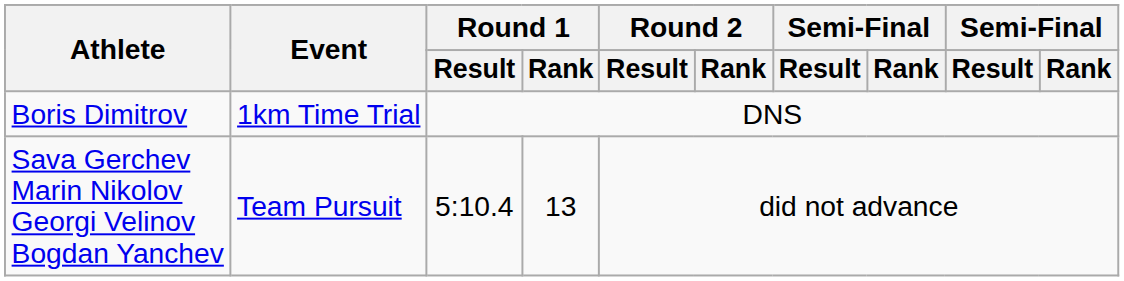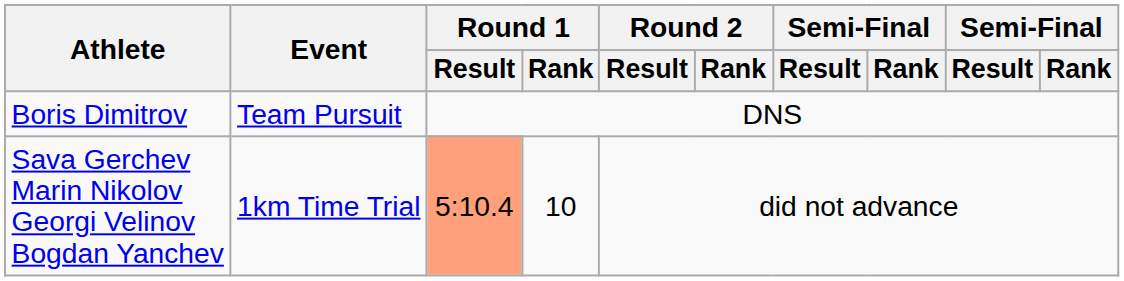(329, 114) 1km Time Trial -> (319, 114) Team Pursuit
(319, 206) Team Pursuit -> (329, 206) 1km Time Trial
(474, 206) no background -> (474, 206) lightsalmon background
(561, 206) 13 -> (561, 206) 10
